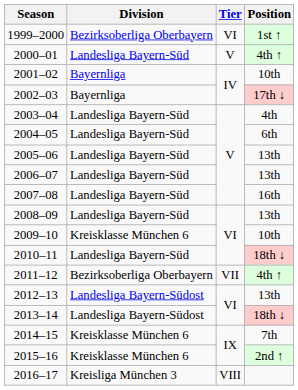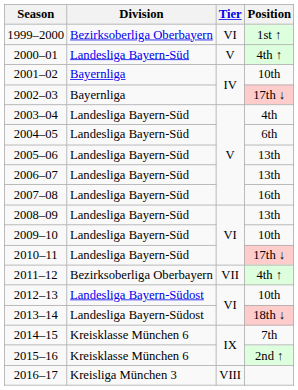(129, 235) Kreisklasse München 6 -> (130, 235) Landesliga Bayern-Süd
(269, 255) 18th ↓ -> (269, 255) 17th ↓
(269, 295) 13th -> (269, 295) 10th
